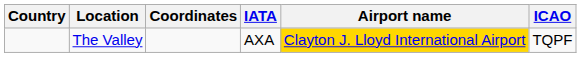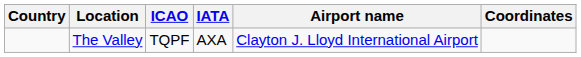columns swapped: (552, 16) <-> (193, 16)
(405, 40) gold background -> (357, 40) no background
